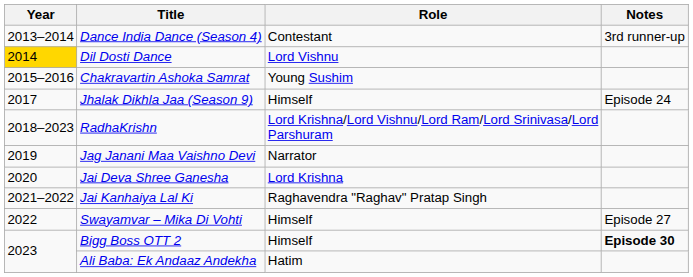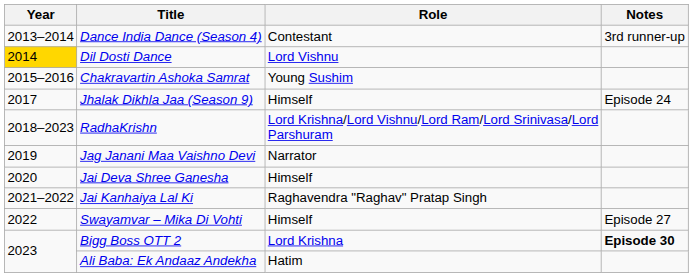(305, 177) Lord Krishna -> (290, 177) Himself
(290, 240) Himself -> (305, 240) Lord Krishna
